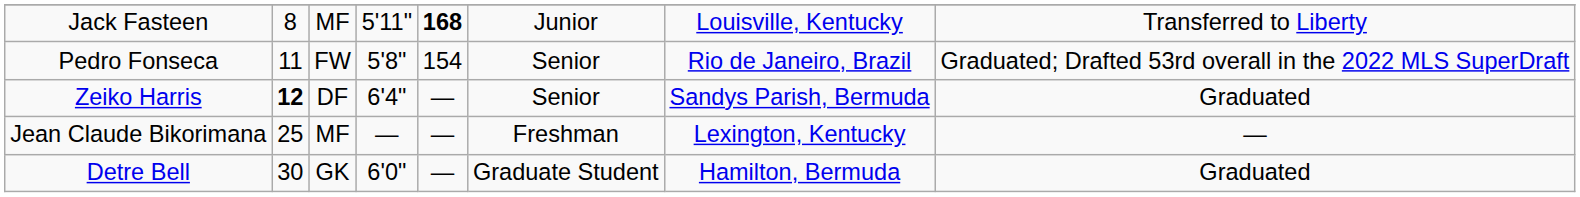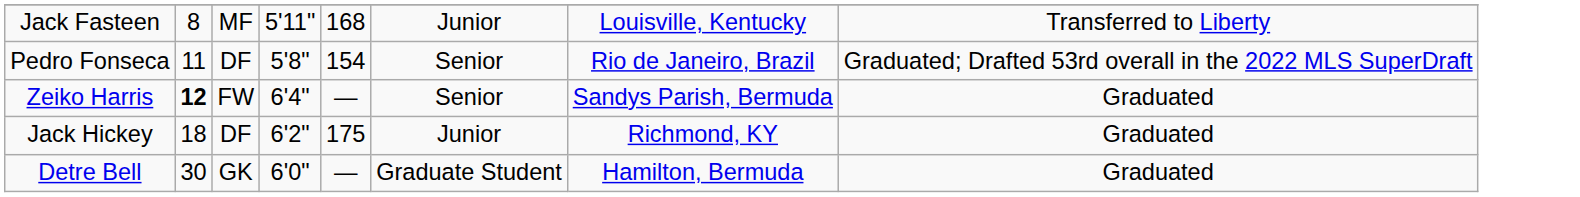(442, 23) bold -> (346, 23) normal
(333, 60) FW -> (236, 60) DF
(333, 97) DF -> (236, 97) FW
+ row: (90, 135)
- row: (138, 135)
